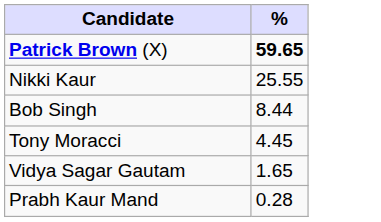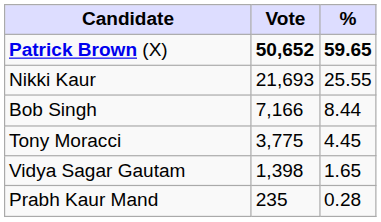+ column: (286, 19)
